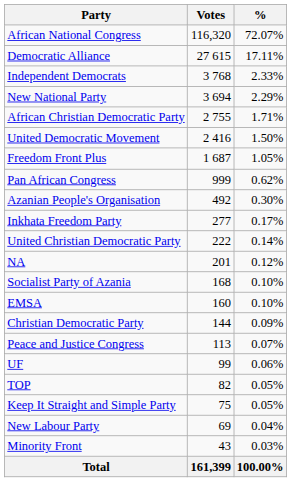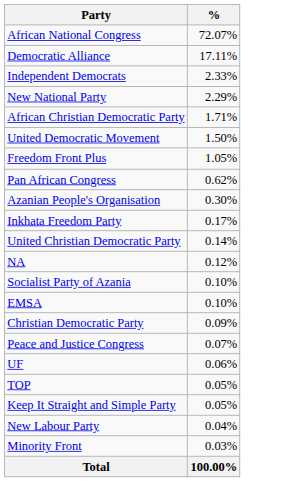- column: (211, 14)
